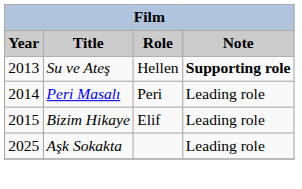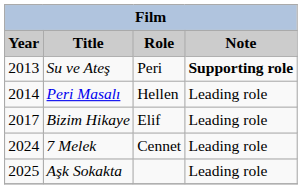(158, 69) Hellen -> (150, 69) Peri
(150, 94) Peri -> (158, 94) Hellen
(24, 120) 2015 -> (24, 120) 2017
+ row: (71, 145)
